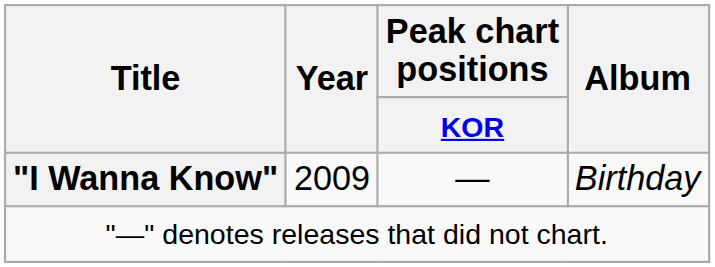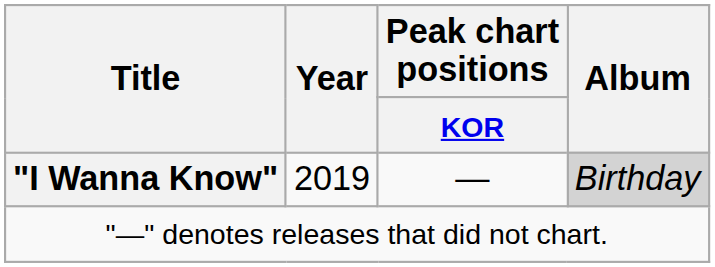(332, 178) 2009 -> (332, 178) 2019
(638, 178) no background -> (638, 178) lightgrey background
